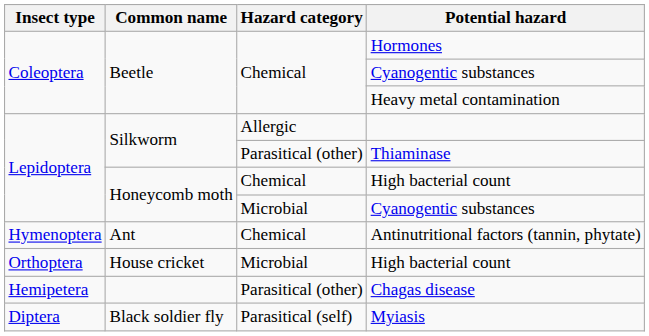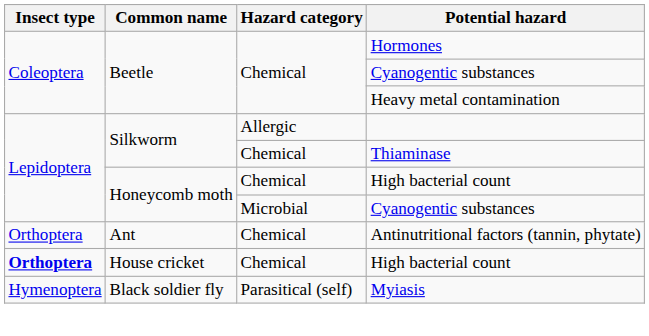(302, 153) Parasitical (other) -> (273, 153) Chemical
(55, 235) Hymenoptera -> (46, 235) Orthoptera
(46, 262) normal -> (50, 262) bold
(274, 262) Microbial -> (273, 262) Chemical
- row: (171, 290)
(34, 316) Diptera -> (55, 289) Hymenoptera
